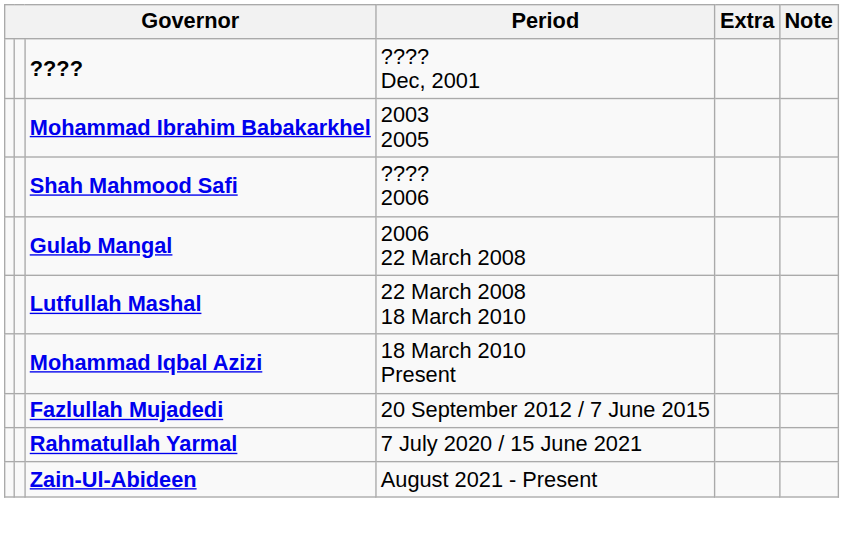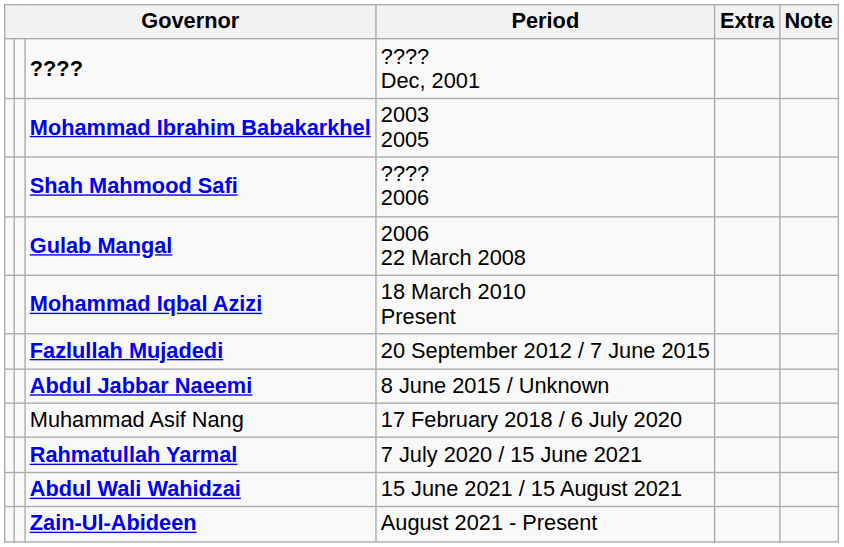- row: (116, 304)
+ row: (141, 385)
+ row: (137, 420)
+ row: (135, 489)
